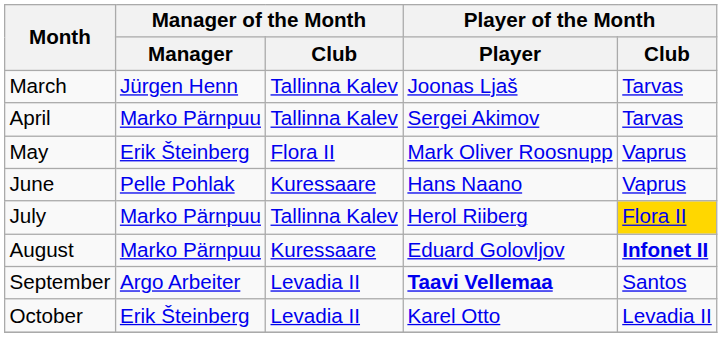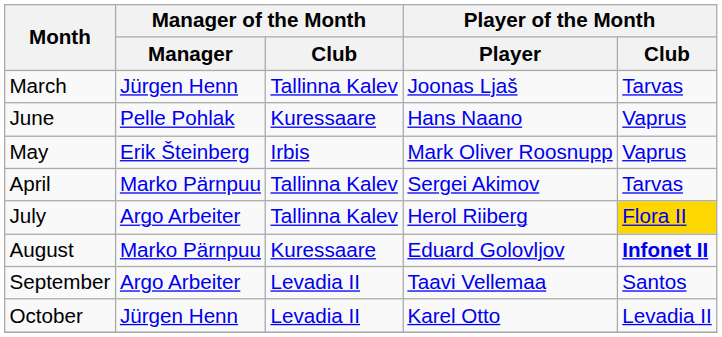rows swapped: (30, 119) <-> (32, 184)
(303, 151) Flora II -> (290, 151) Irbis
(190, 217) Marko Pärnpuu -> (180, 217) Argo Arbeiter
(480, 282) bold -> (477, 282) normal
(185, 315) Erik Šteinberg -> (179, 315) Jürgen Henn
